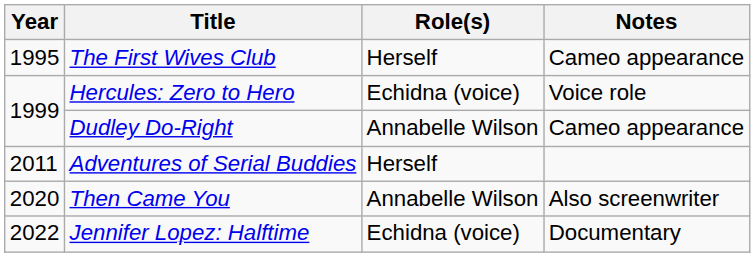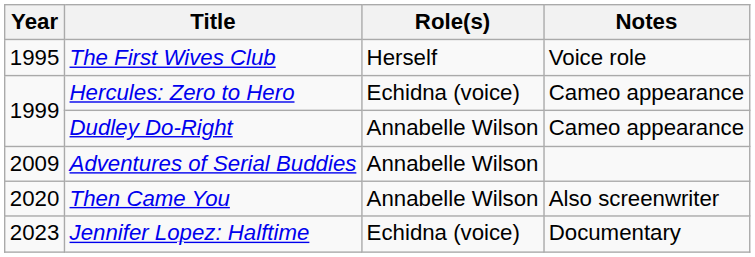(646, 57) Cameo appearance -> (598, 57) Voice role
(598, 92) Voice role -> (646, 92) Cameo appearance
(34, 163) 2011 -> (35, 163) 2009
(402, 163) Herself -> (453, 163) Annabelle Wilson
(35, 233) 2022 -> (35, 233) 2023
